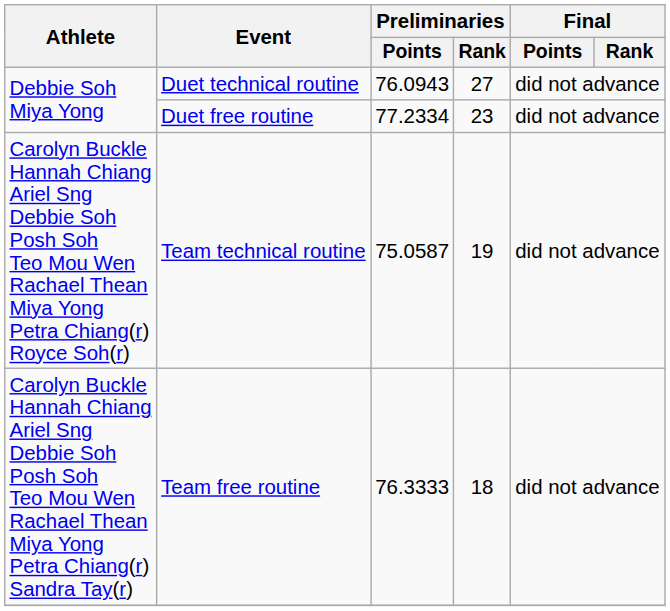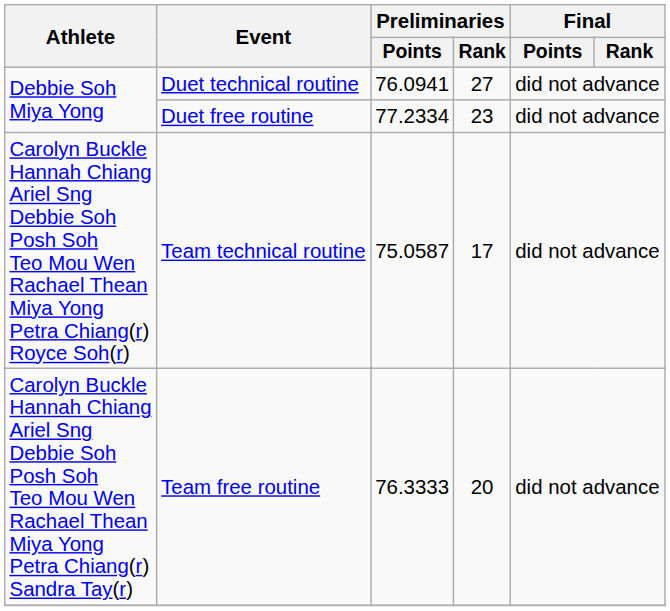(412, 84) 76.0943 -> (412, 84) 76.0941
(482, 251) 19 -> (482, 251) 17
(482, 488) 18 -> (482, 488) 20
